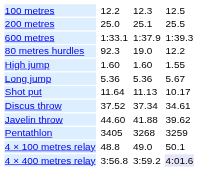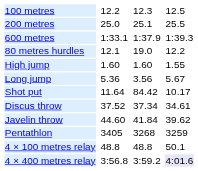(110, 51) 92.3 -> (110, 51) 12.1
(143, 78) 5.36 -> (143, 78) 3.56
(145, 92) 11.13 -> (145, 92) 84.42
(145, 119) 41.88 -> (145, 119) 41.84
(143, 147) 49.0 -> (143, 147) 48.8
